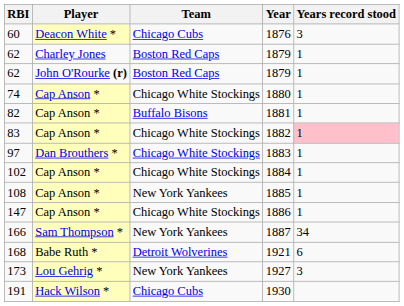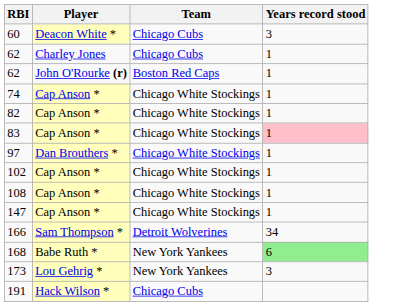- column: (278, 14)
(176, 53) Boston Red Caps -> (168, 53) Chicago Cubs
(170, 113) Buffalo Bisons -> (196, 113) Chicago White Stockings
(180, 192) New York Yankees -> (196, 192) Chicago White Stockings
(180, 232) New York Yankees -> (180, 232) Detroit Wolverines
(180, 251) Detroit Wolverines -> (180, 251) New York Yankees
(300, 251) no background -> (269, 251) lightgreen background
